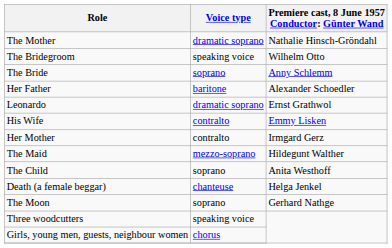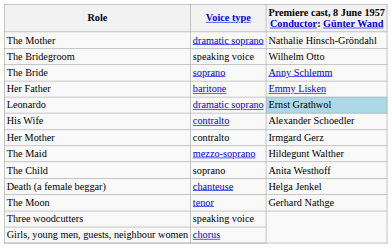(311, 89) Alexander Schoedler -> (297, 89) Emmy Lisken
(300, 105) no background -> (300, 105) lightblue background
(297, 121) Emmy Lisken -> (311, 121) Alexander Schoedler
(209, 202) soprano -> (203, 202) tenor
